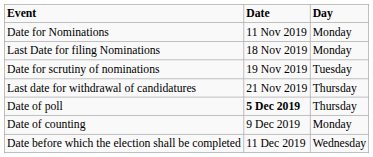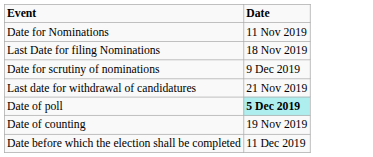- column: (323, 13)
(277, 69) 19 Nov 2019 -> (273, 69) 9 Dec 2019
(273, 106) no background -> (273, 106) paleturquoise background
(273, 124) 9 Dec 2019 -> (277, 124) 19 Nov 2019
